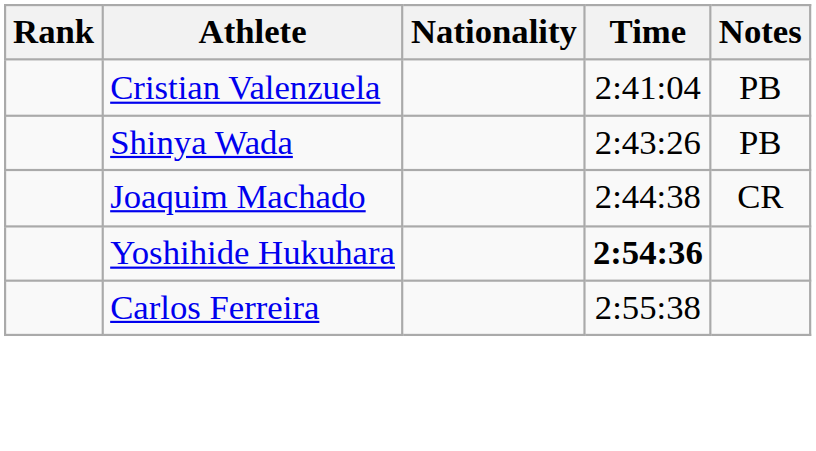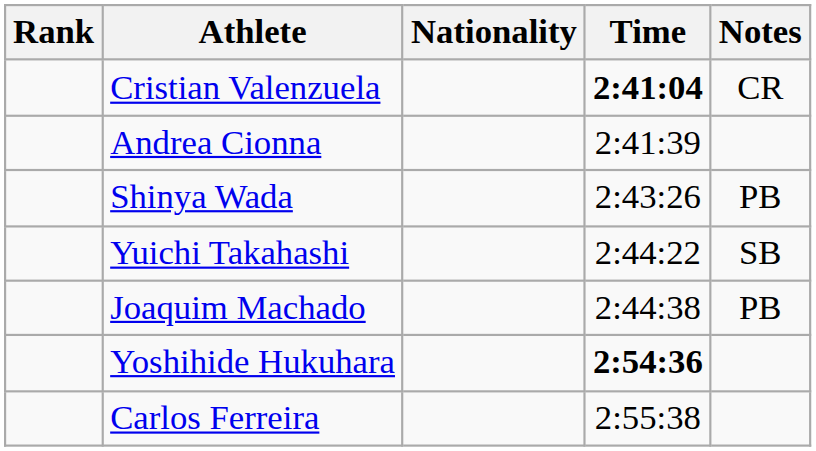(648, 87) normal -> (648, 87) bold
(760, 87) PB -> (760, 87) CR
+ row: (216, 142)
+ row: (230, 252)
(760, 197) CR -> (760, 307) PB
